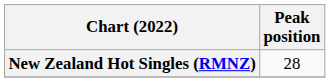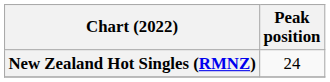(292, 63) 28 -> (292, 63) 24
